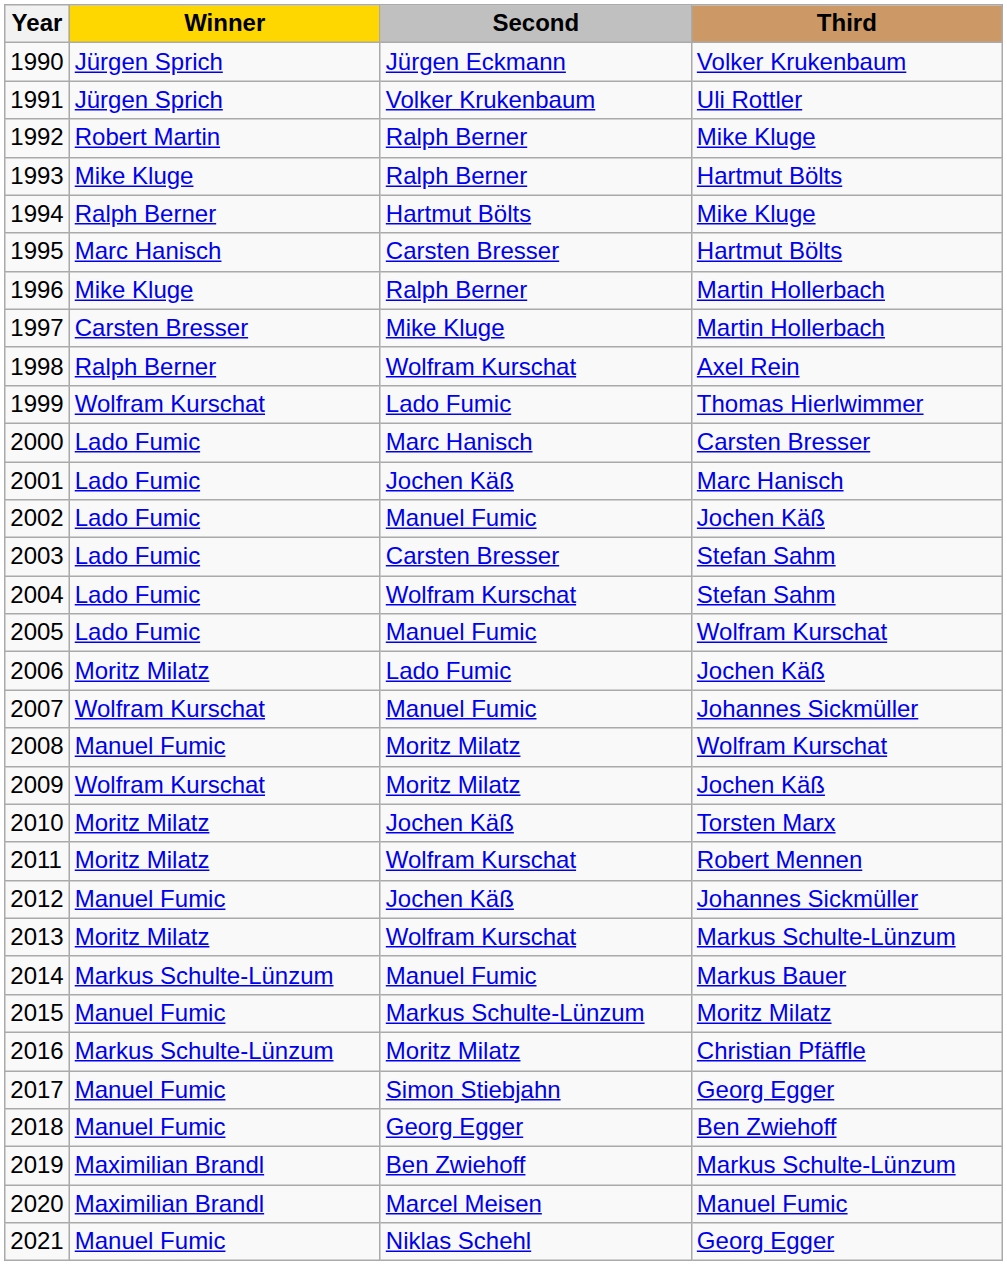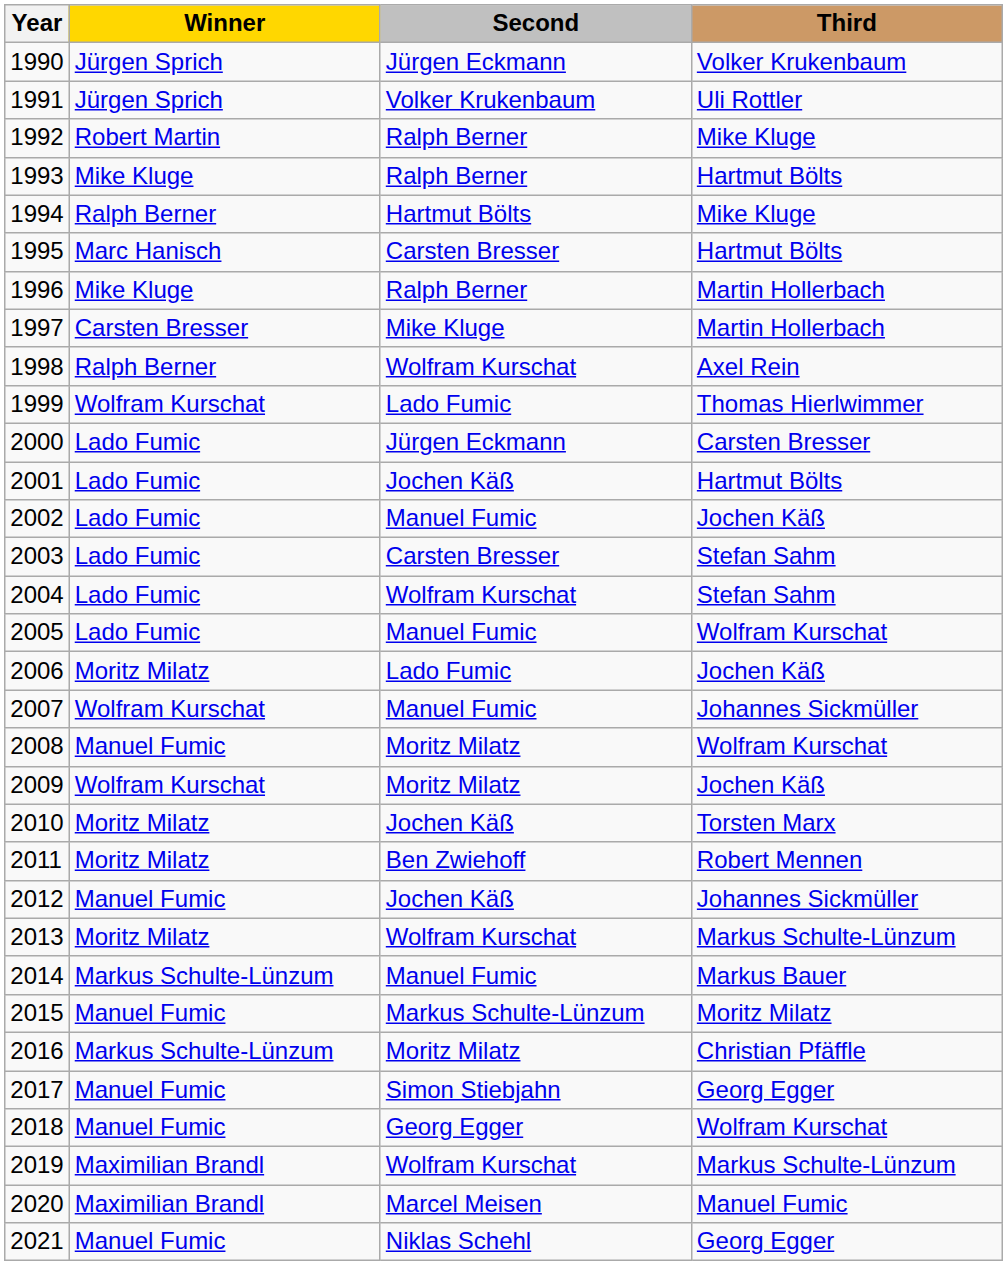(459, 442) Marc Hanisch -> (476, 442) Jürgen Eckmann
(770, 480) Marc Hanisch -> (770, 480) Hartmut Bölts
(481, 860) Wolfram Kurschat -> (456, 860) Ben Zwiehoff
(767, 1127) Ben Zwiehoff -> (792, 1127) Wolfram Kurschat
(456, 1165) Ben Zwiehoff -> (481, 1165) Wolfram Kurschat
